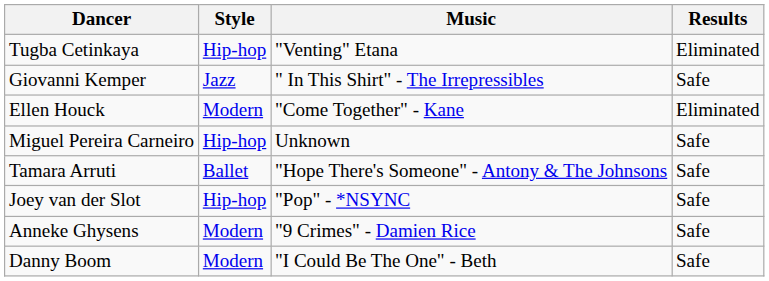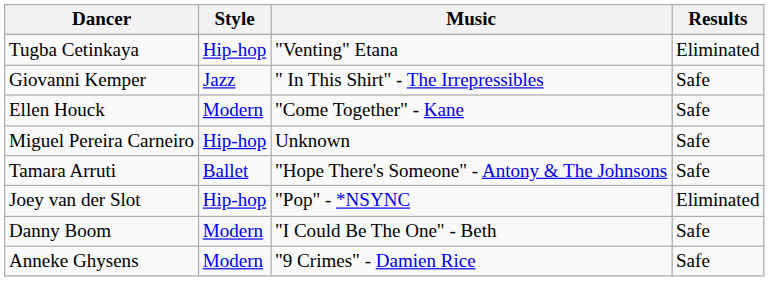(718, 110) Eliminated -> (693, 110) Safe
(693, 200) Safe -> (718, 200) Eliminated
rows swapped: (74, 230) <-> (60, 261)
